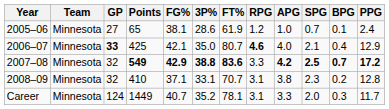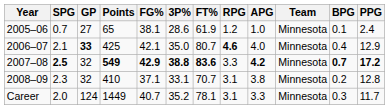columns swapped: (77, 12) <-> (316, 12)
